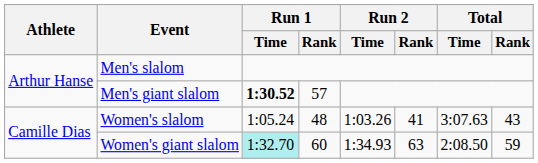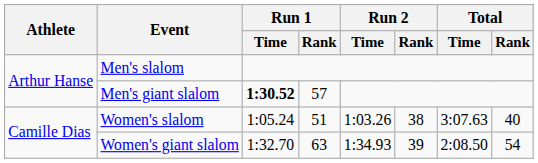(319, 119) 48 -> (319, 119) 51
(416, 119) 41 -> (416, 119) 38
(513, 119) 43 -> (513, 119) 40
(270, 145) paleturquoise background -> (270, 145) no background
(319, 145) 60 -> (319, 145) 63
(416, 145) 63 -> (416, 145) 39
(513, 145) 59 -> (513, 145) 54
